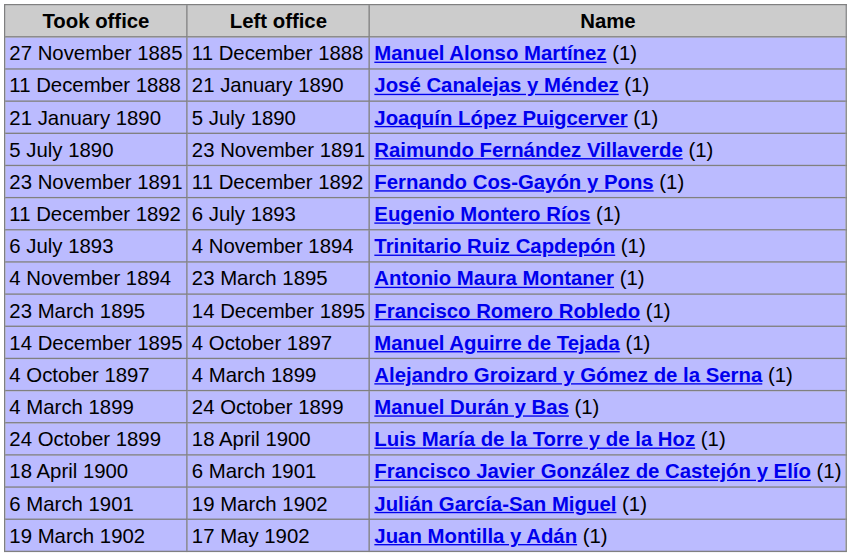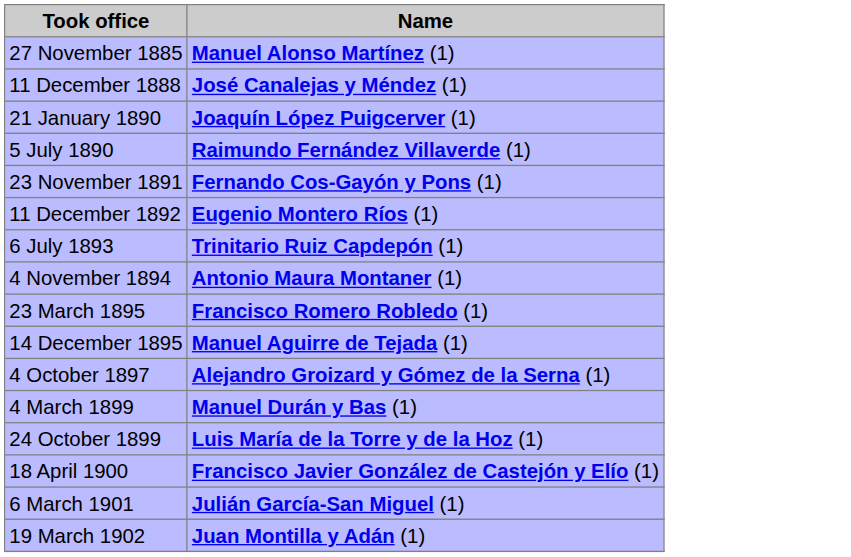- column: (278, 21)
